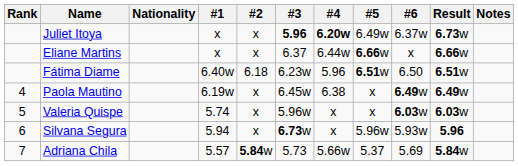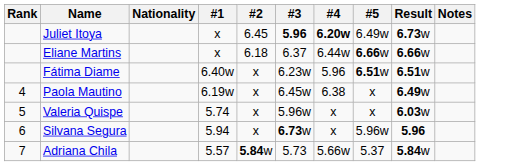- column: (411, 14)
(256, 33) x -> (256, 33) 6.45
(256, 53) x -> (256, 53) 6.18
(256, 72) 6.18 -> (256, 72) x
